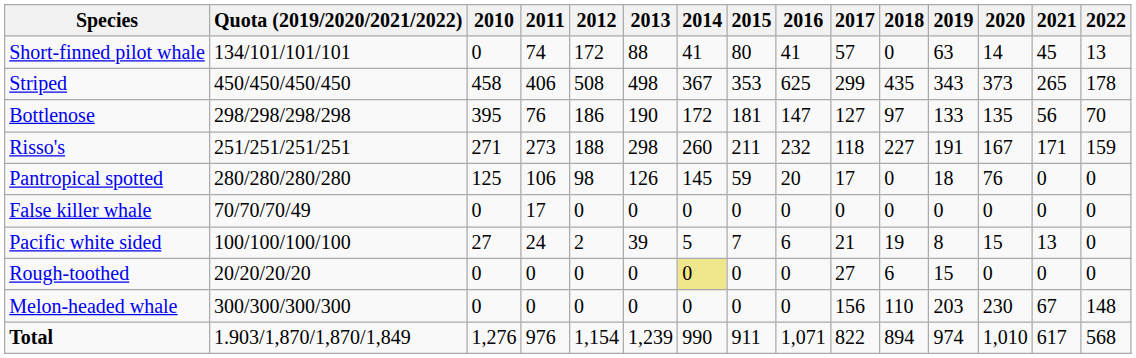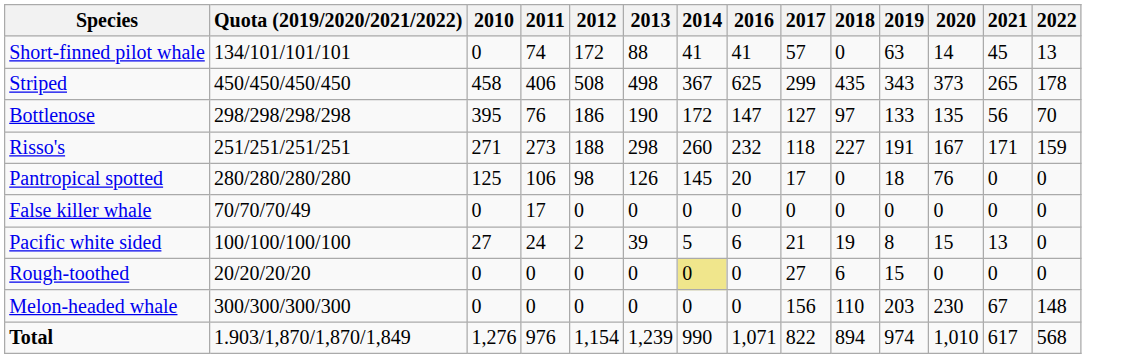- column: (752, 20)
